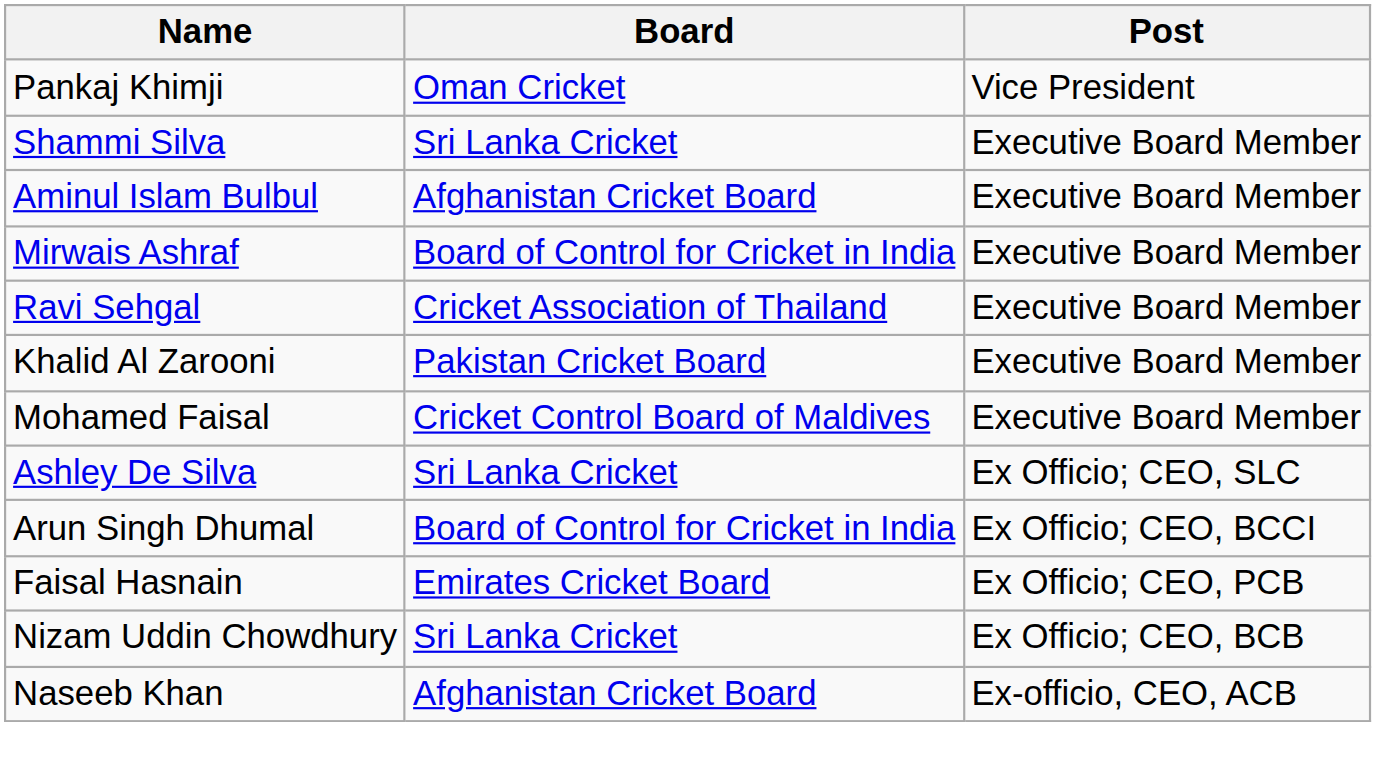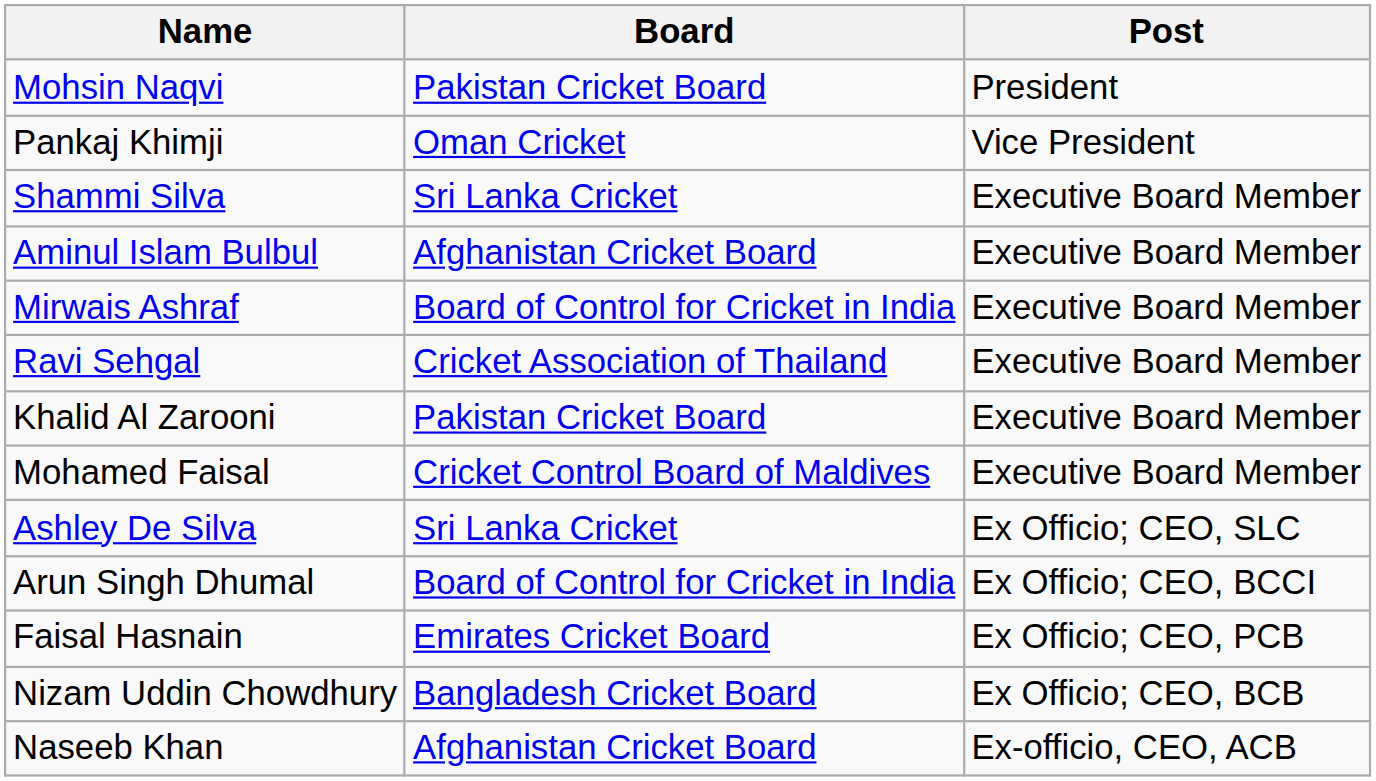+ row: (118, 87)
(545, 637) Sri Lanka Cricket -> (615, 692) Bangladesh Cricket Board
